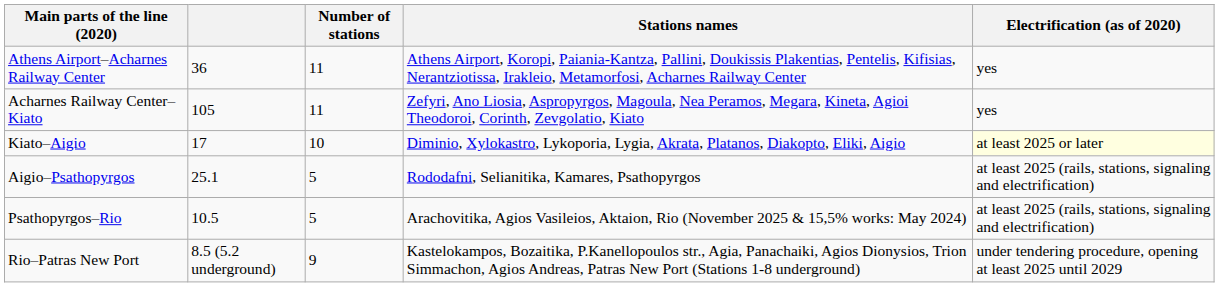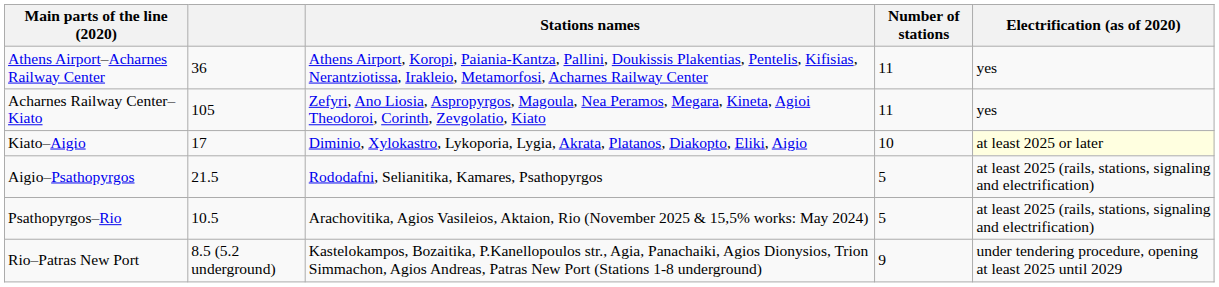columns swapped: (354, 25) <-> (688, 25)
(205, 176) 25.1 -> (205, 176) 21.5
